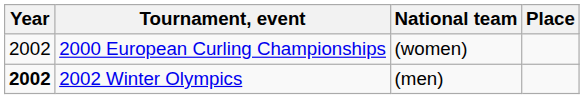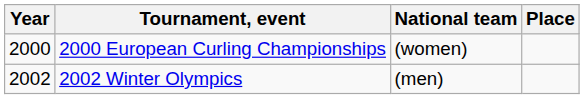(30, 49) 2002 -> (30, 49) 2000
(30, 78) bold -> (30, 78) normal
